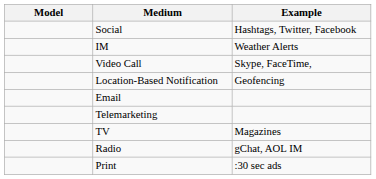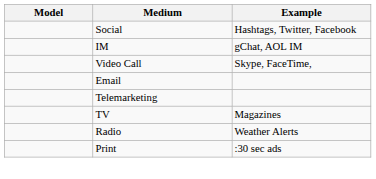(266, 47) Weather Alerts -> (268, 47) gChat, AOL IM
- row: (157, 81)
(268, 149) gChat, AOL IM -> (266, 132) Weather Alerts
